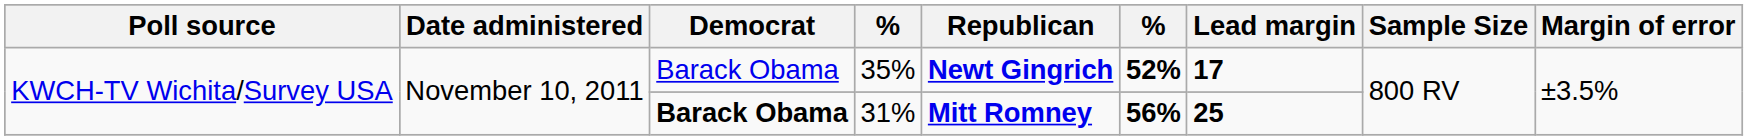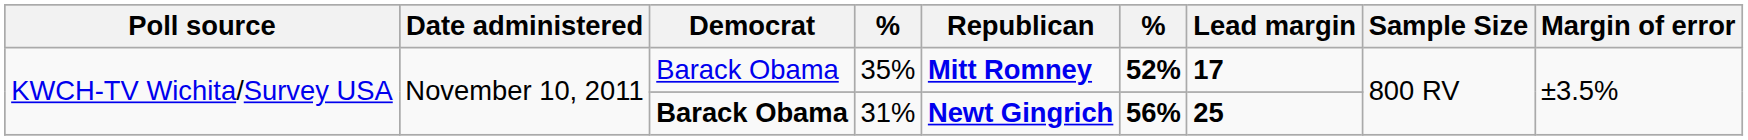(1021, 69) Newt Gingrich -> (1010, 69) Mitt Romney
(1010, 112) Mitt Romney -> (1021, 112) Newt Gingrich
